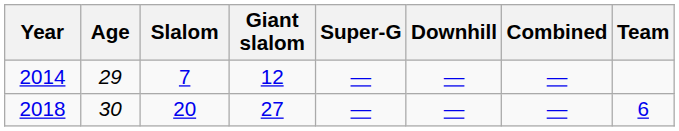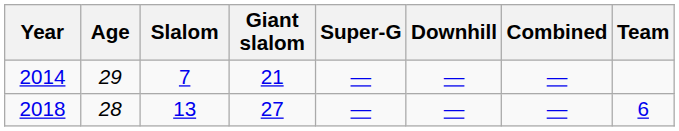(272, 76) 12 -> (272, 76) 21
(110, 109) 30 -> (110, 109) 28
(185, 109) 20 -> (185, 109) 13
